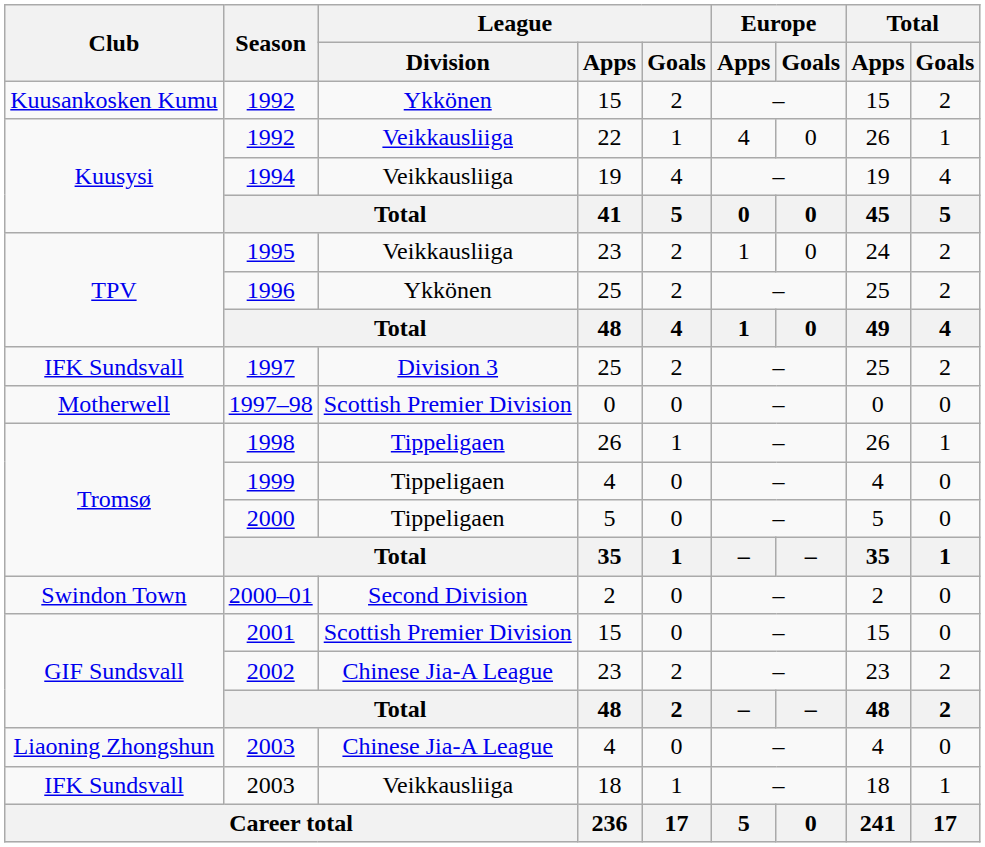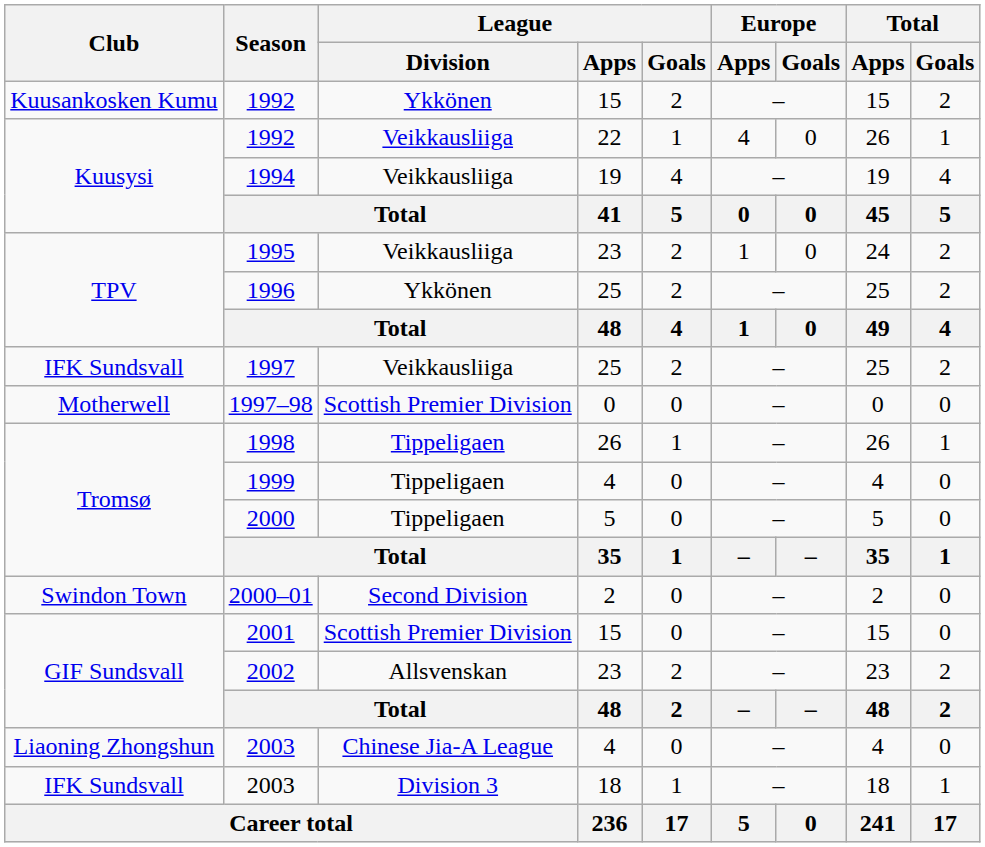(448, 366) Division 3 -> (448, 366) Veikkausliiga
(448, 670) Chinese Jia-A League -> (448, 670) Allsvenskan
(448, 784) Veikkausliiga -> (448, 784) Division 3
